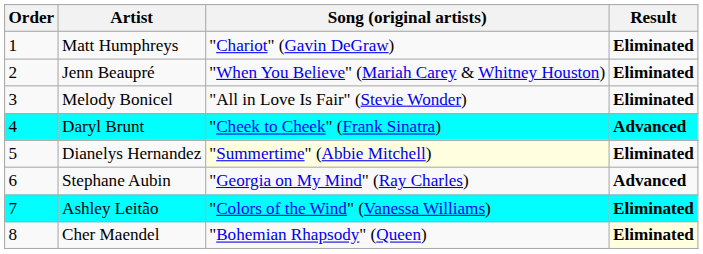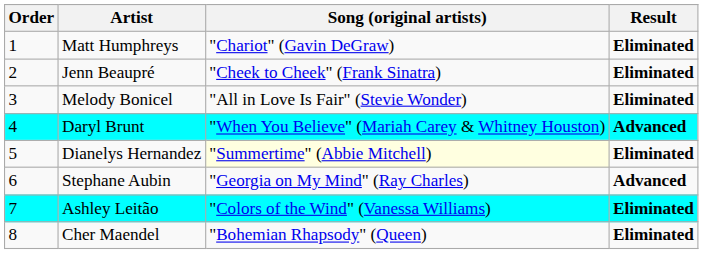(407, 72) "When You Believe" (Mariah Carey & Whitney Houston) -> (325, 72) "Cheek to Cheek" (Frank Sinatra)
(325, 126) "Cheek to Cheek" (Frank Sinatra) -> (407, 126) "When You Believe" (Mariah Carey & Whitney Houston)
(653, 235) lightyellow background -> (653, 235) no background
